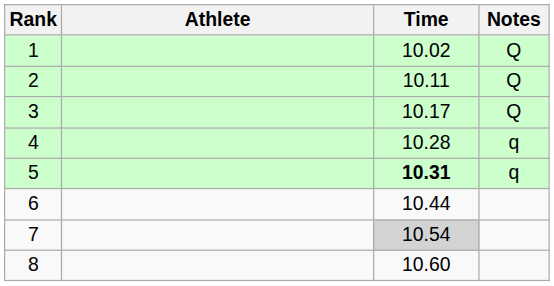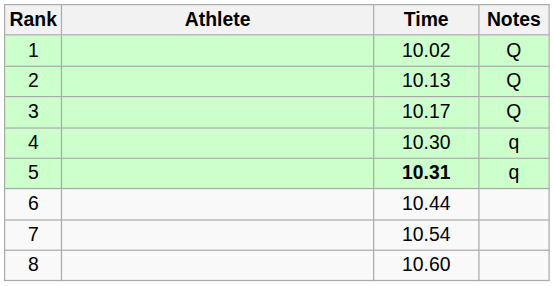(426, 81) 10.11 -> (426, 81) 10.13
(426, 142) 10.28 -> (426, 142) 10.30
(426, 234) lightgrey background -> (426, 234) no background
